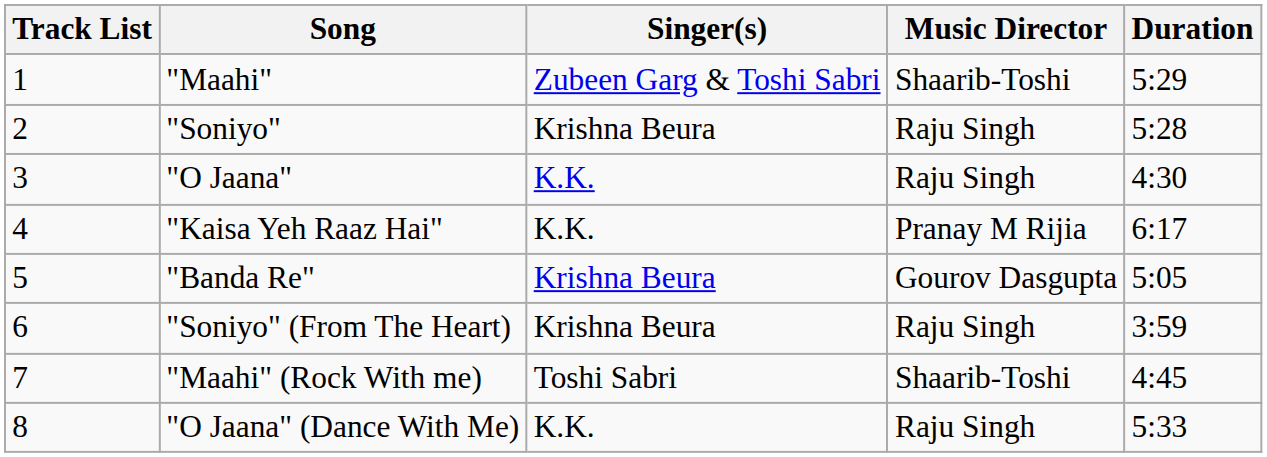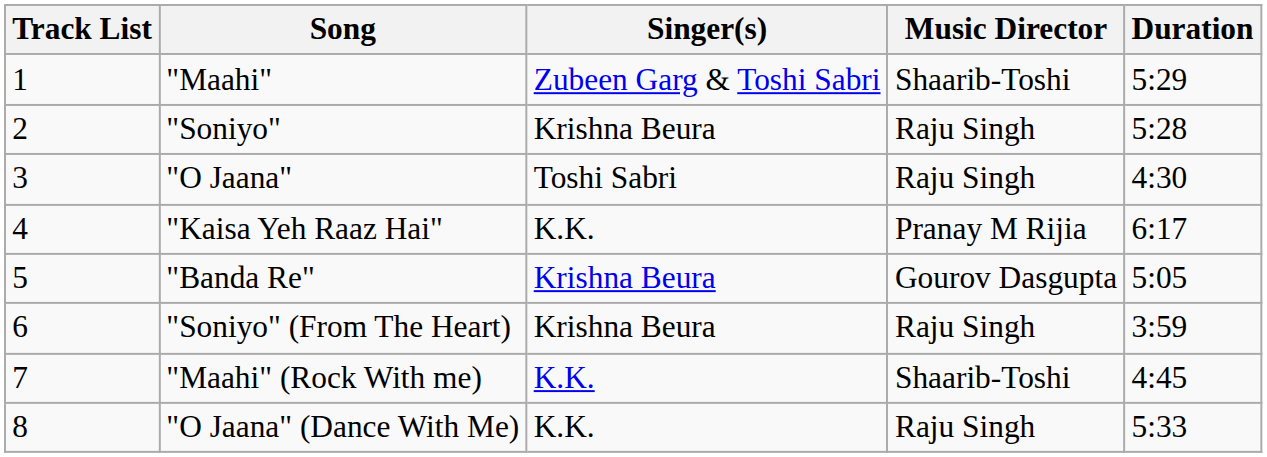(564, 178) K.K. -> (605, 178) Toshi Sabri
(605, 377) Toshi Sabri -> (564, 377) K.K.
